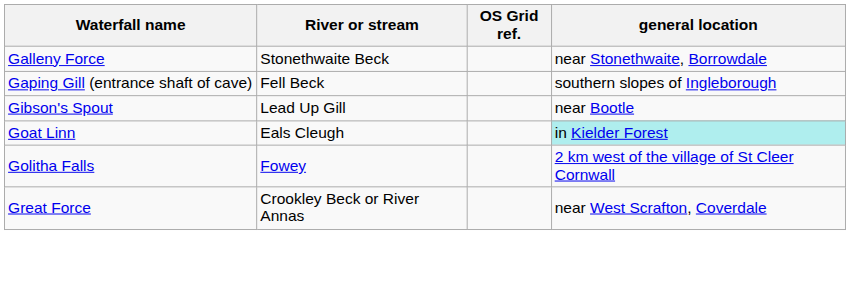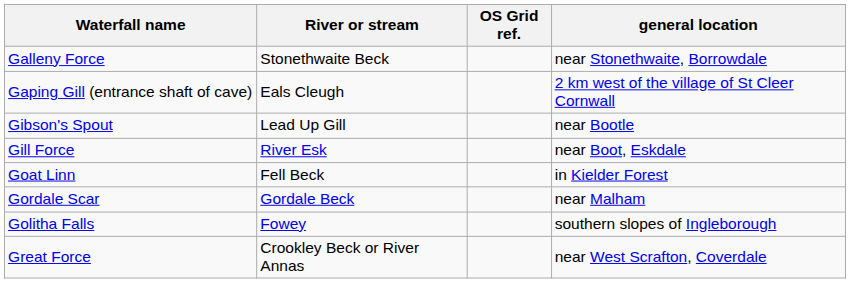(292, 83) Fell Beck -> (302, 92) Eals Cleugh
(666, 83) southern slopes of Ingleborough -> (674, 92) 2 km west of the village of St Cleer Cornwall
+ row: (41, 150)
(302, 132) Eals Cleugh -> (292, 174) Fell Beck
(611, 132) paleturquoise background -> (611, 174) no background
+ row: (54, 199)
(674, 166) 2 km west of the village of St Cleer Cornwall -> (666, 224) southern slopes of Ingleborough
